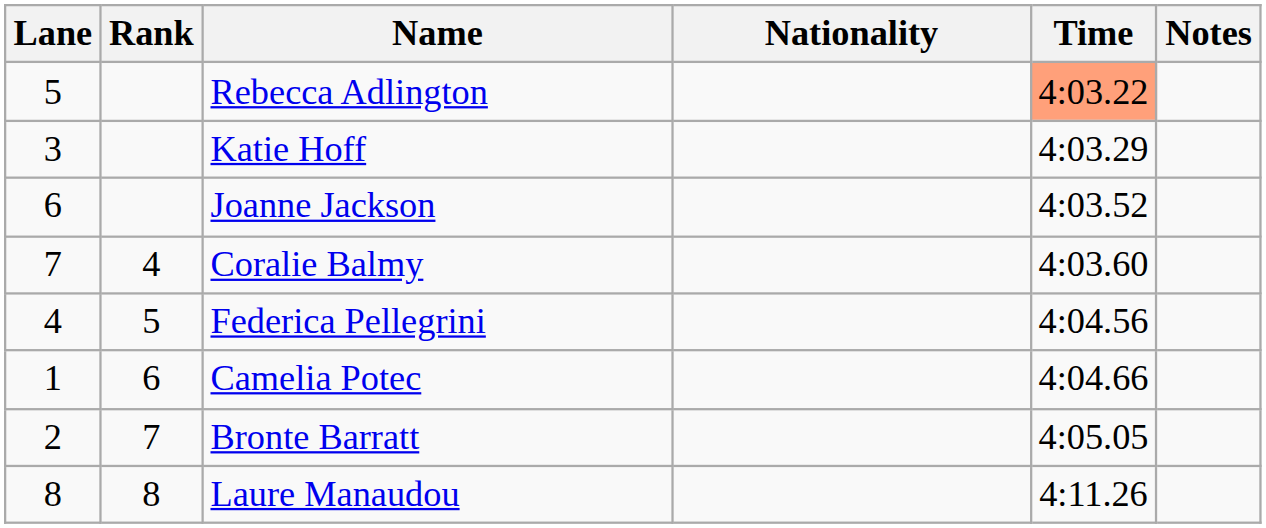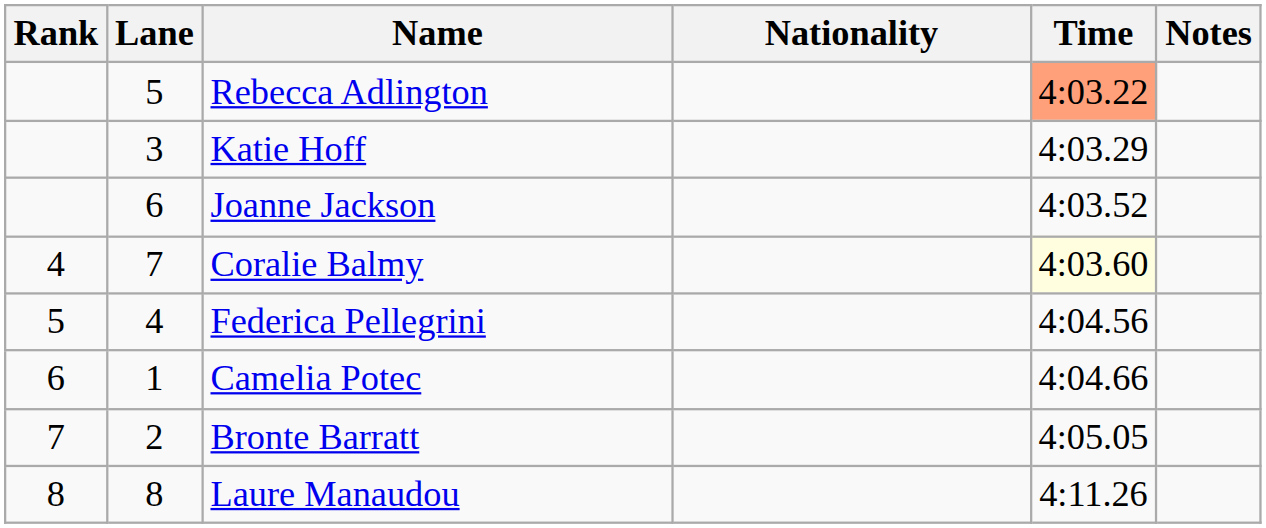columns swapped: (151, 33) <-> (53, 33)
(1093, 263) no background -> (1093, 263) lightyellow background
